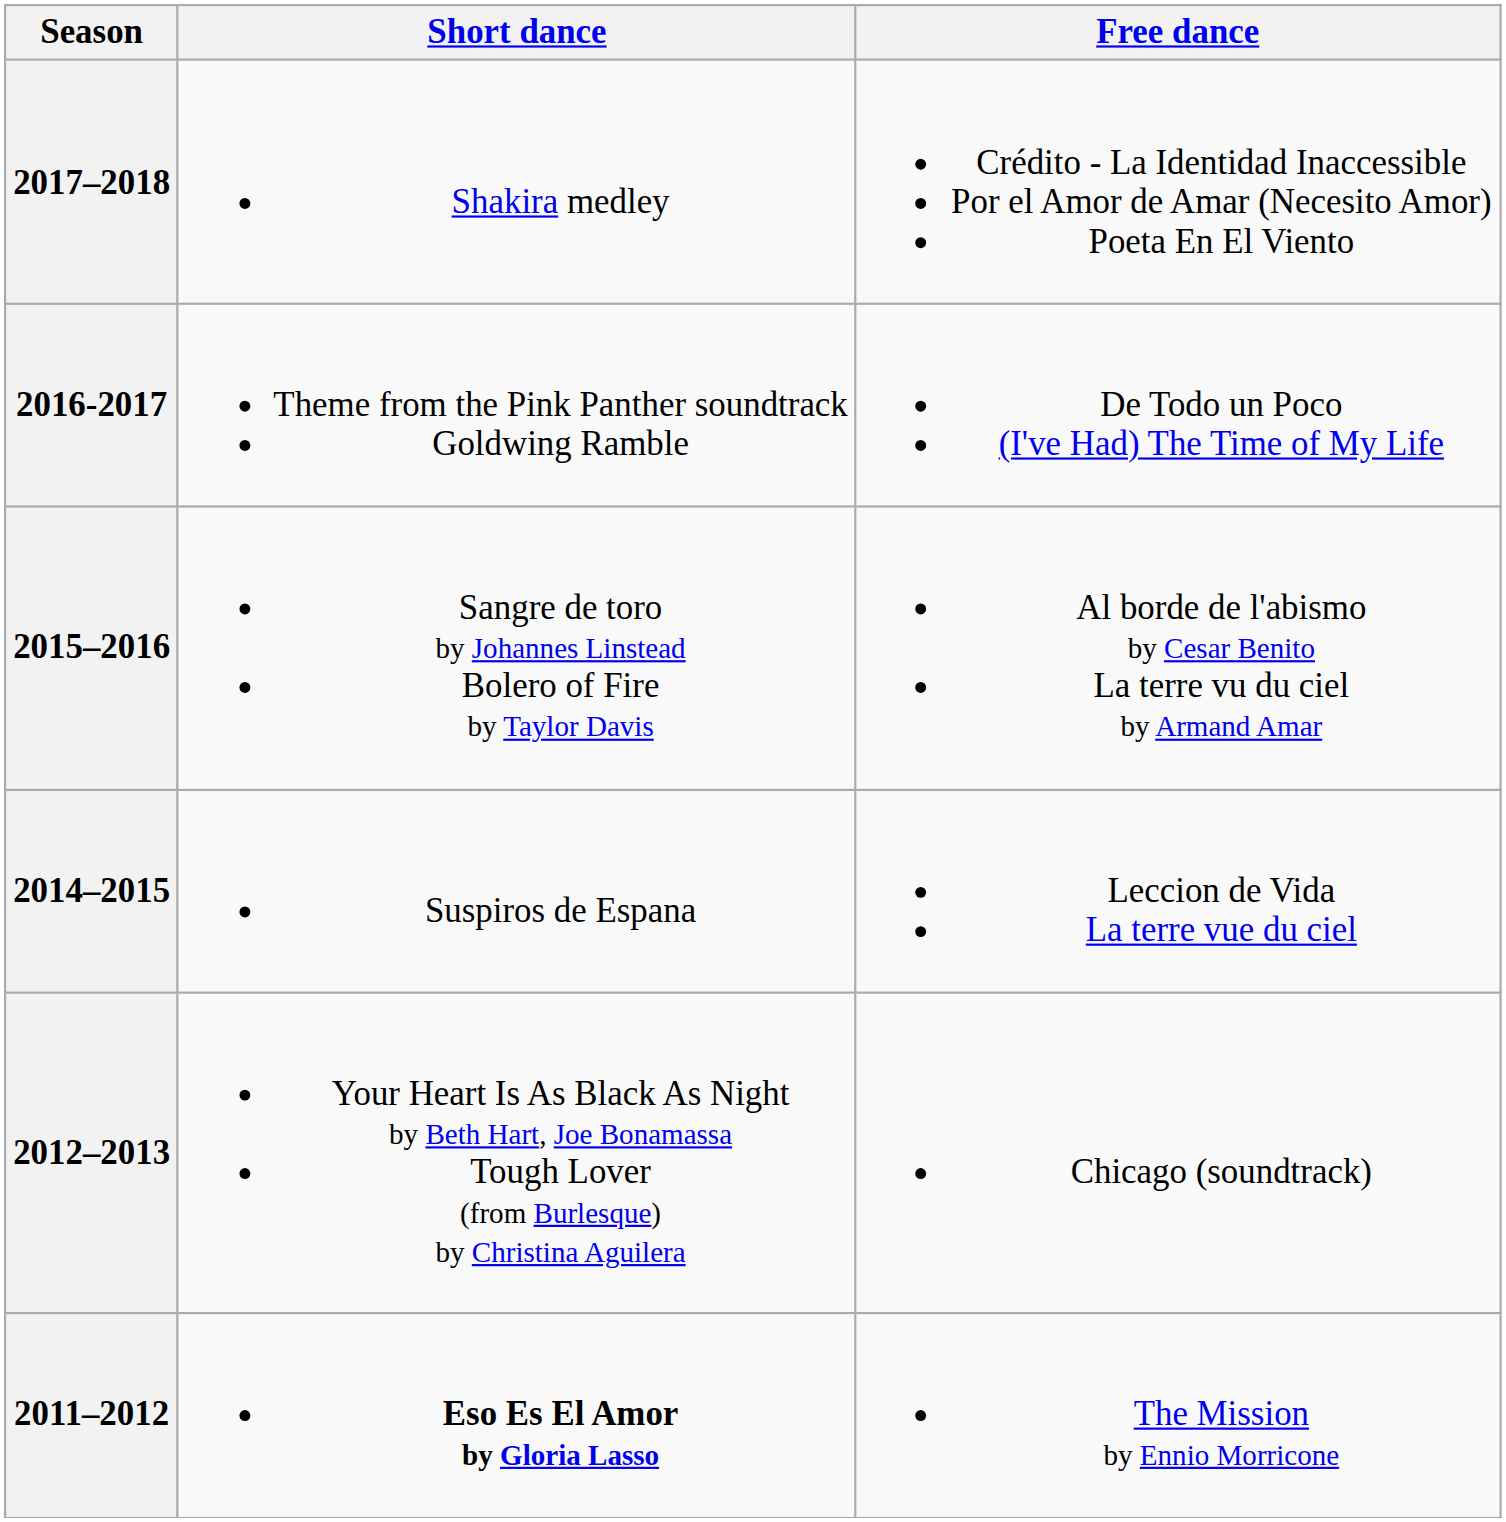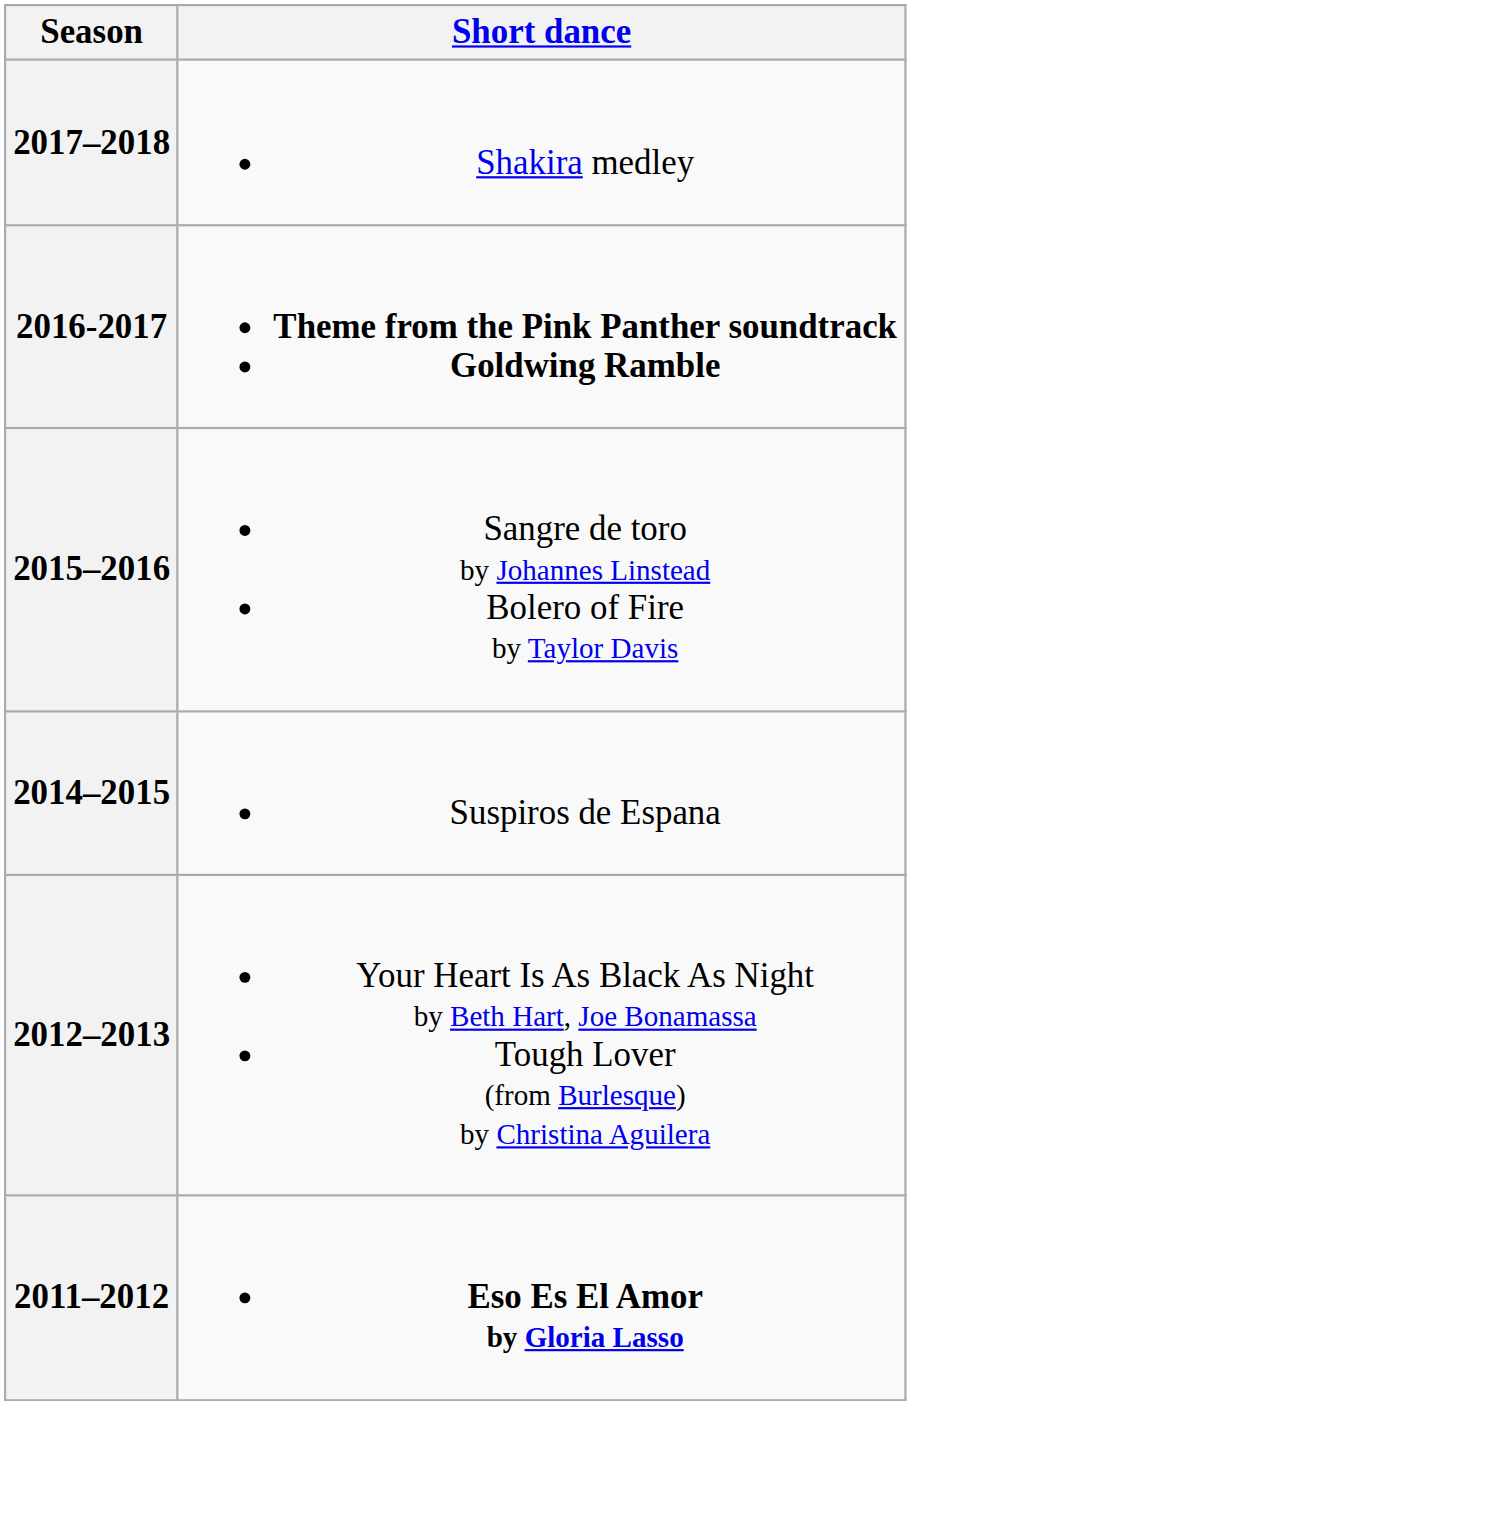- column: (1178, 32)
(517, 425) normal -> (542, 346) bold
